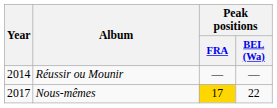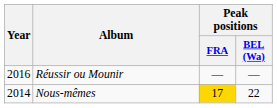(19, 75) 2014 -> (19, 75) 2016
(19, 93) 2017 -> (19, 93) 2014
